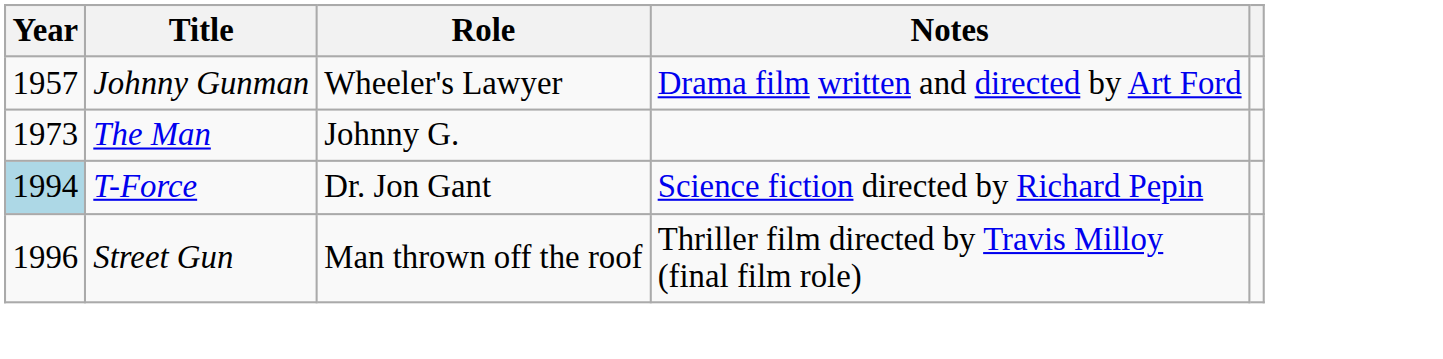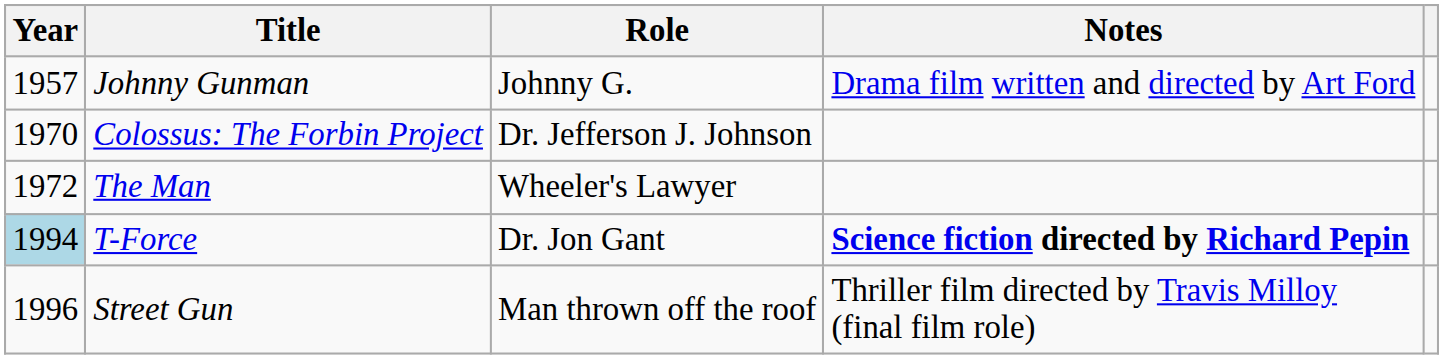(443, 82) Wheeler's Lawyer -> (566, 82) Johnny G.
+ row: (288, 134)
(45, 134) 1973 -> (45, 186) 1972
(392, 134) Johnny G. -> (617, 186) Wheeler's Lawyer
(930, 186) normal -> (1120, 238) bold
